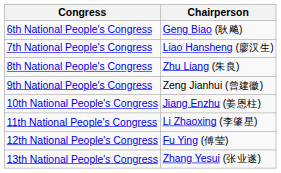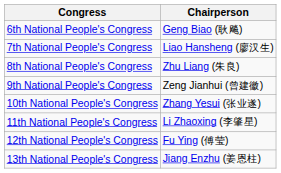(212, 103) Jiang Enzhu (姜恩柱) -> (212, 103) Zhang Yesui (张业遂)
(212, 158) Zhang Yesui (张业遂) -> (212, 158) Jiang Enzhu (姜恩柱)
